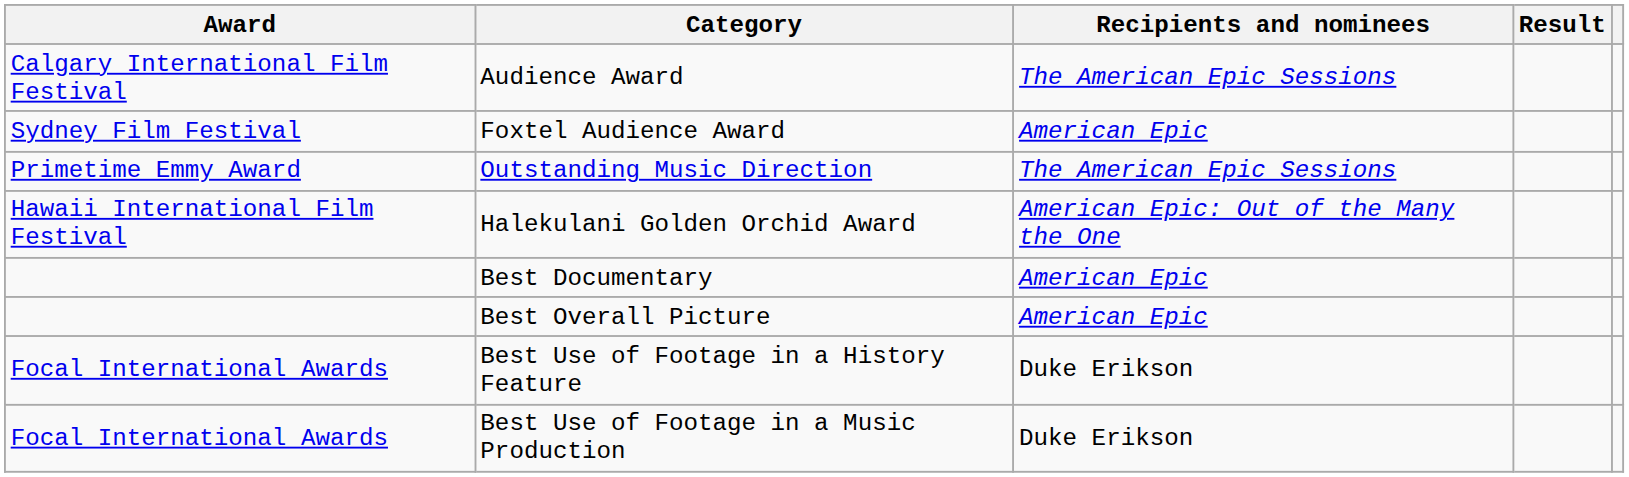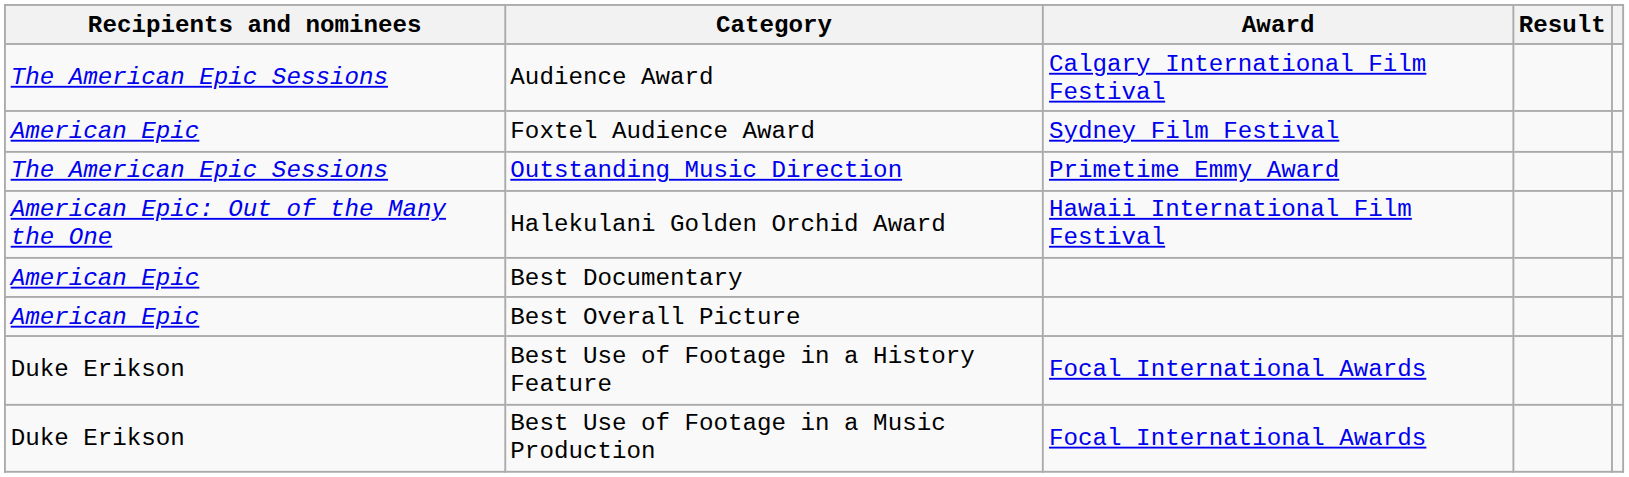columns swapped: (240, 25) <-> (1263, 25)
